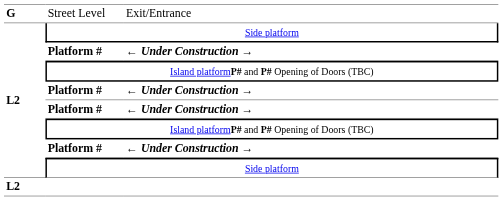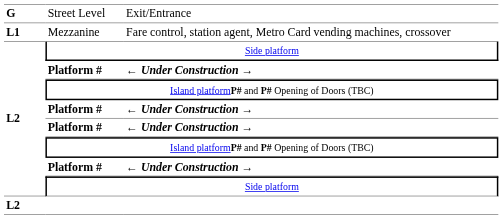+ row: (74, 32)
